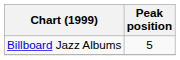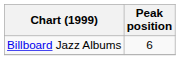(149, 45) 5 -> (149, 45) 6
